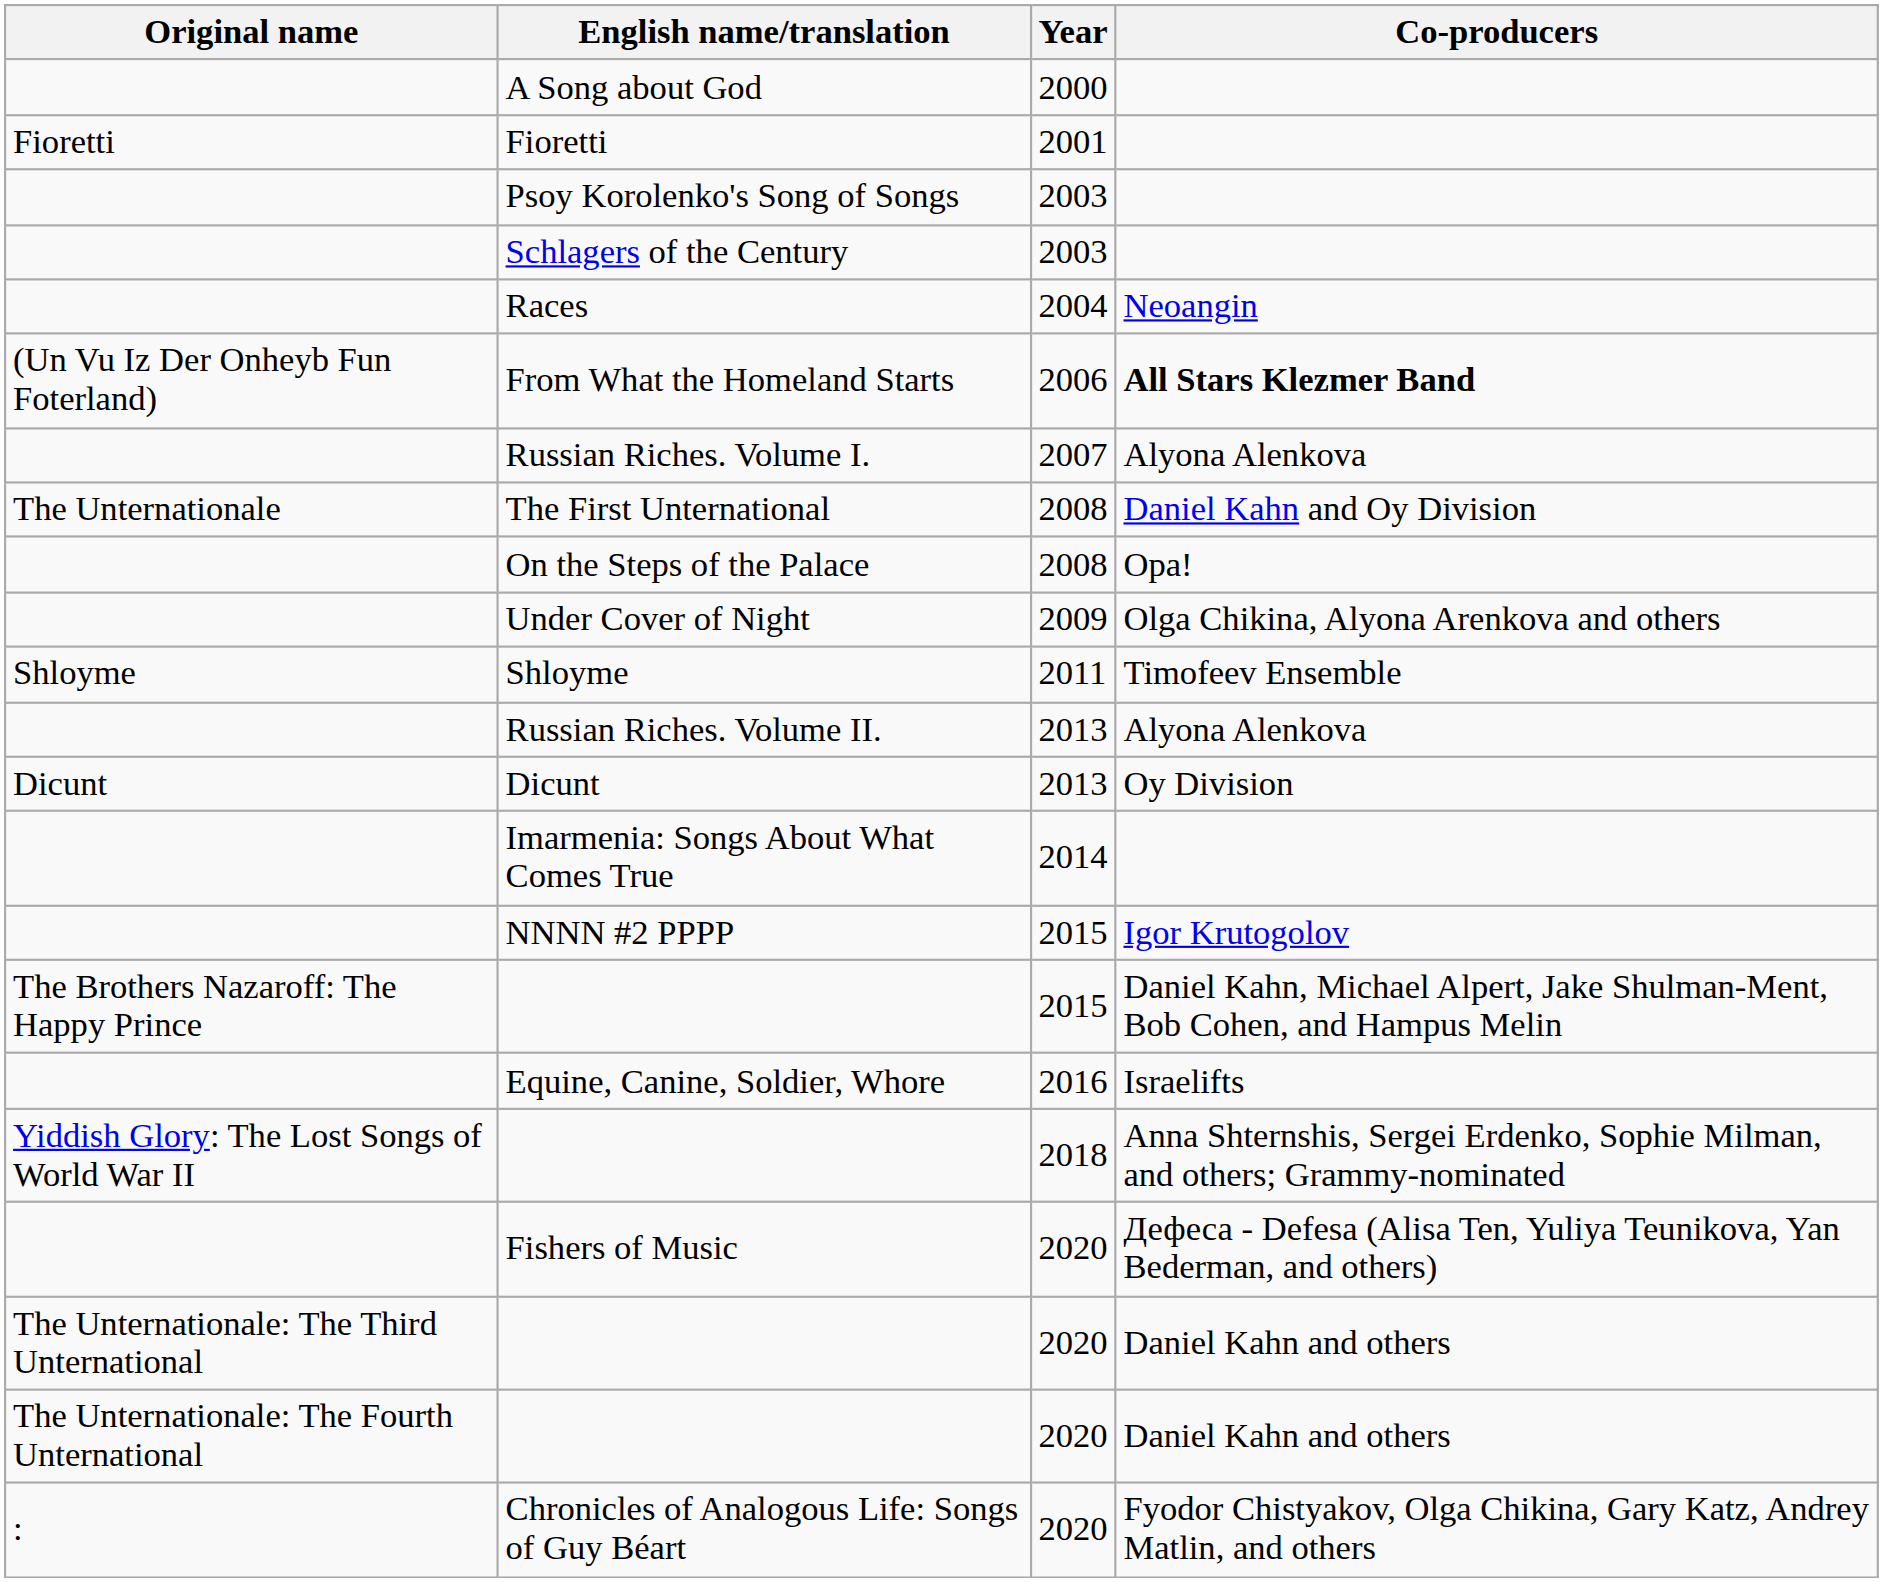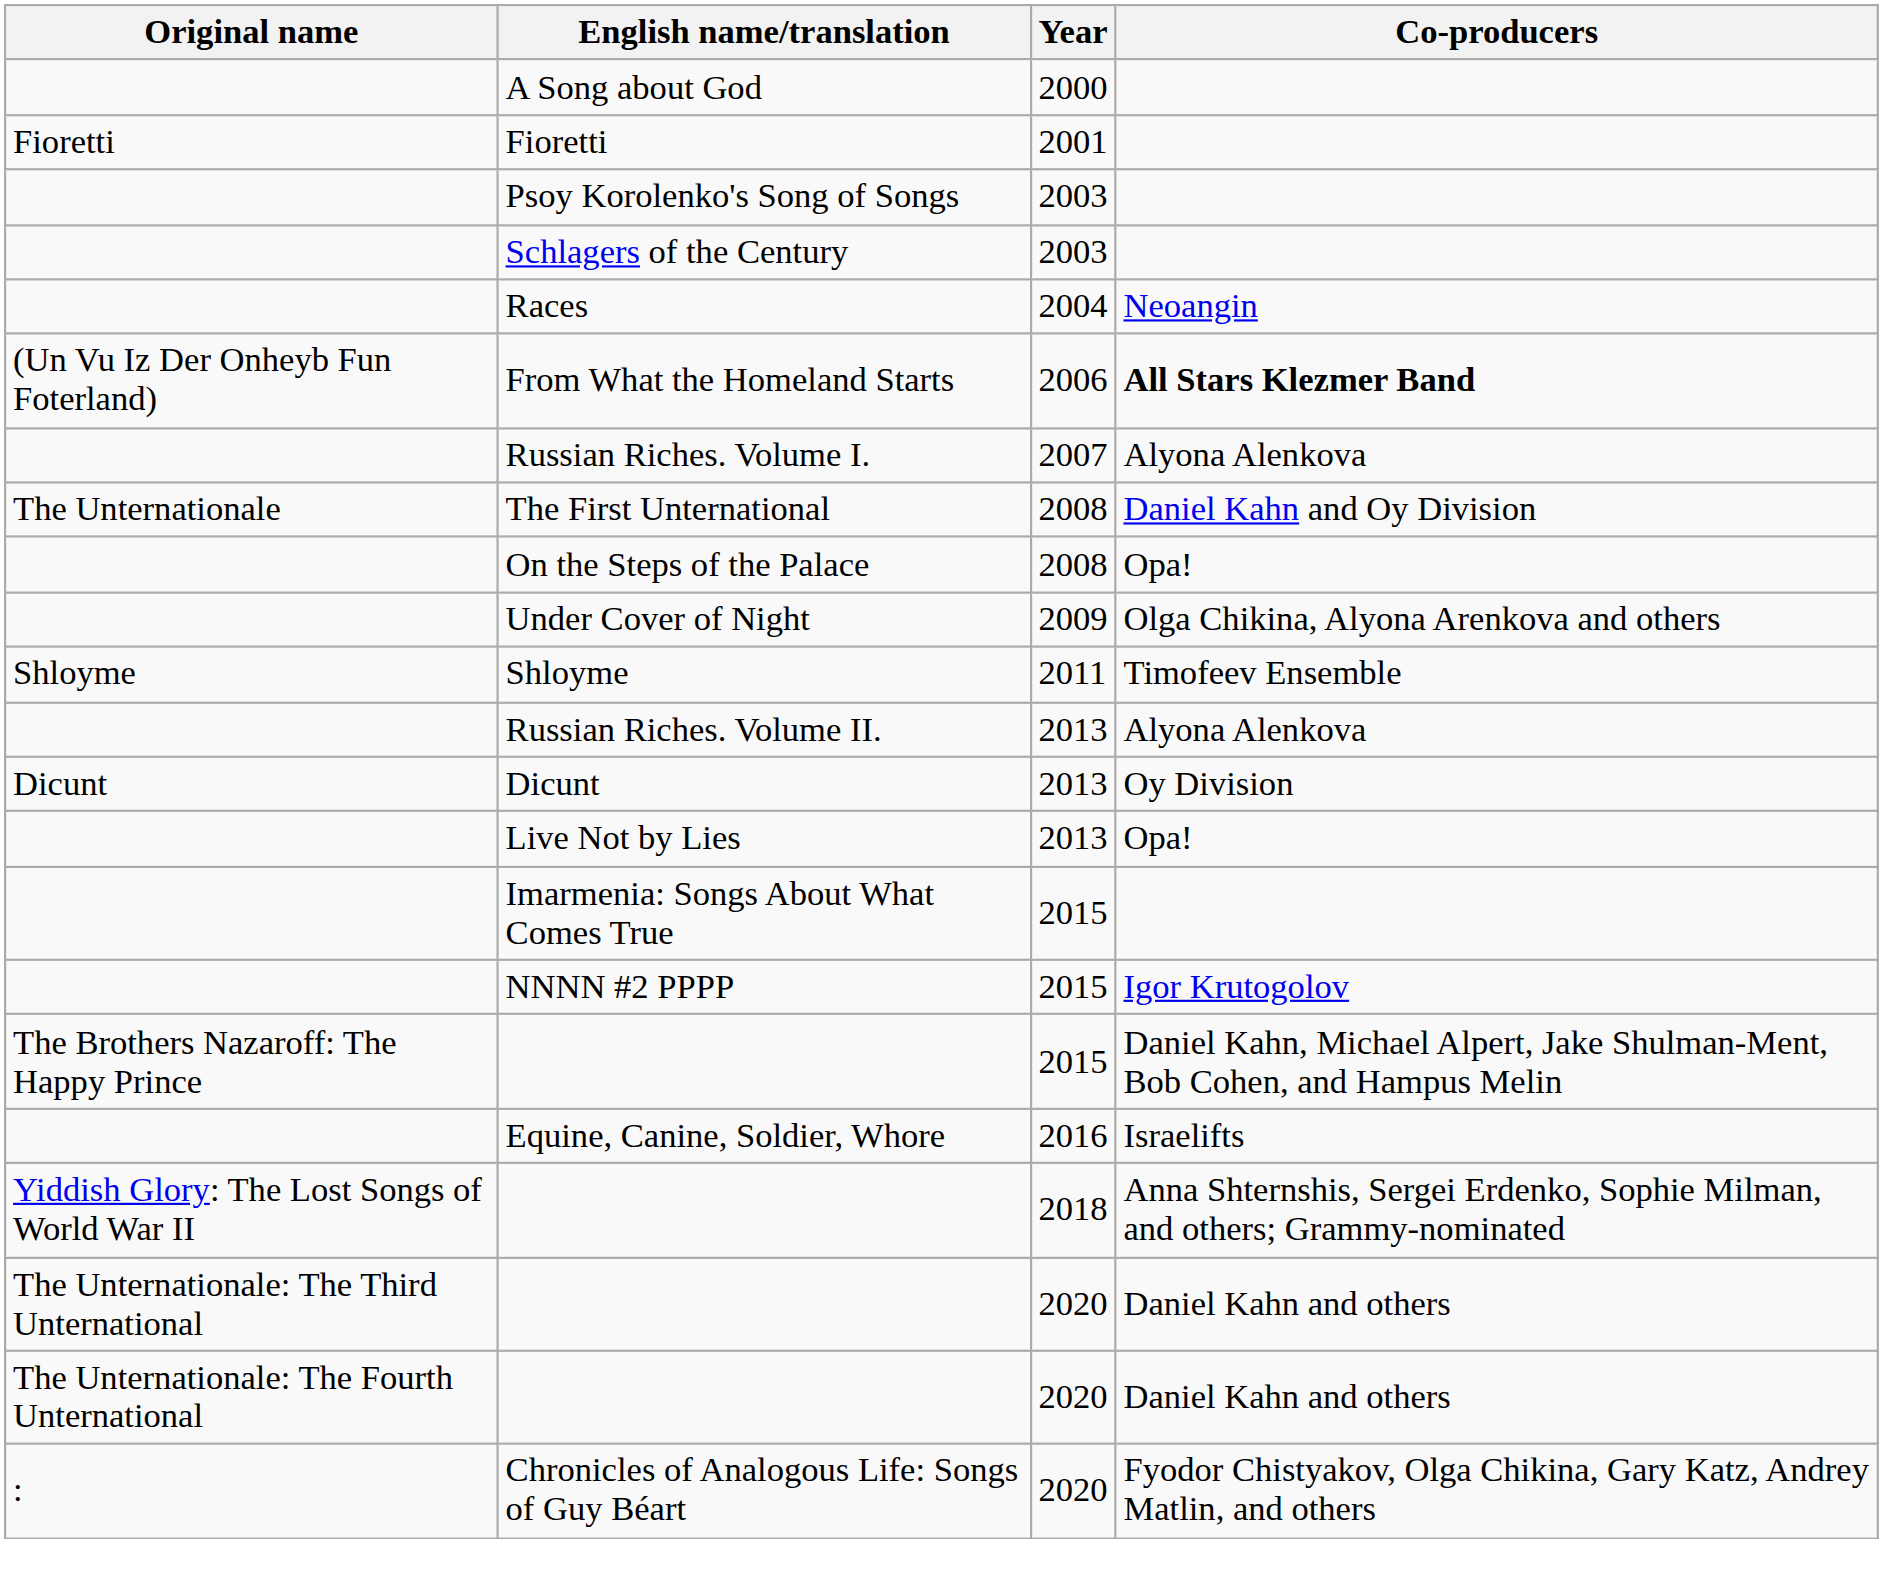+ row: (251, 839)
(1073, 857) 2014 -> (1073, 912) 2015
- row: (251, 1249)
